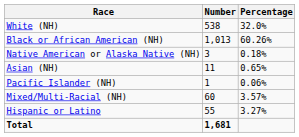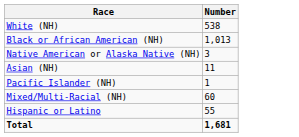- column: (266, 11)
